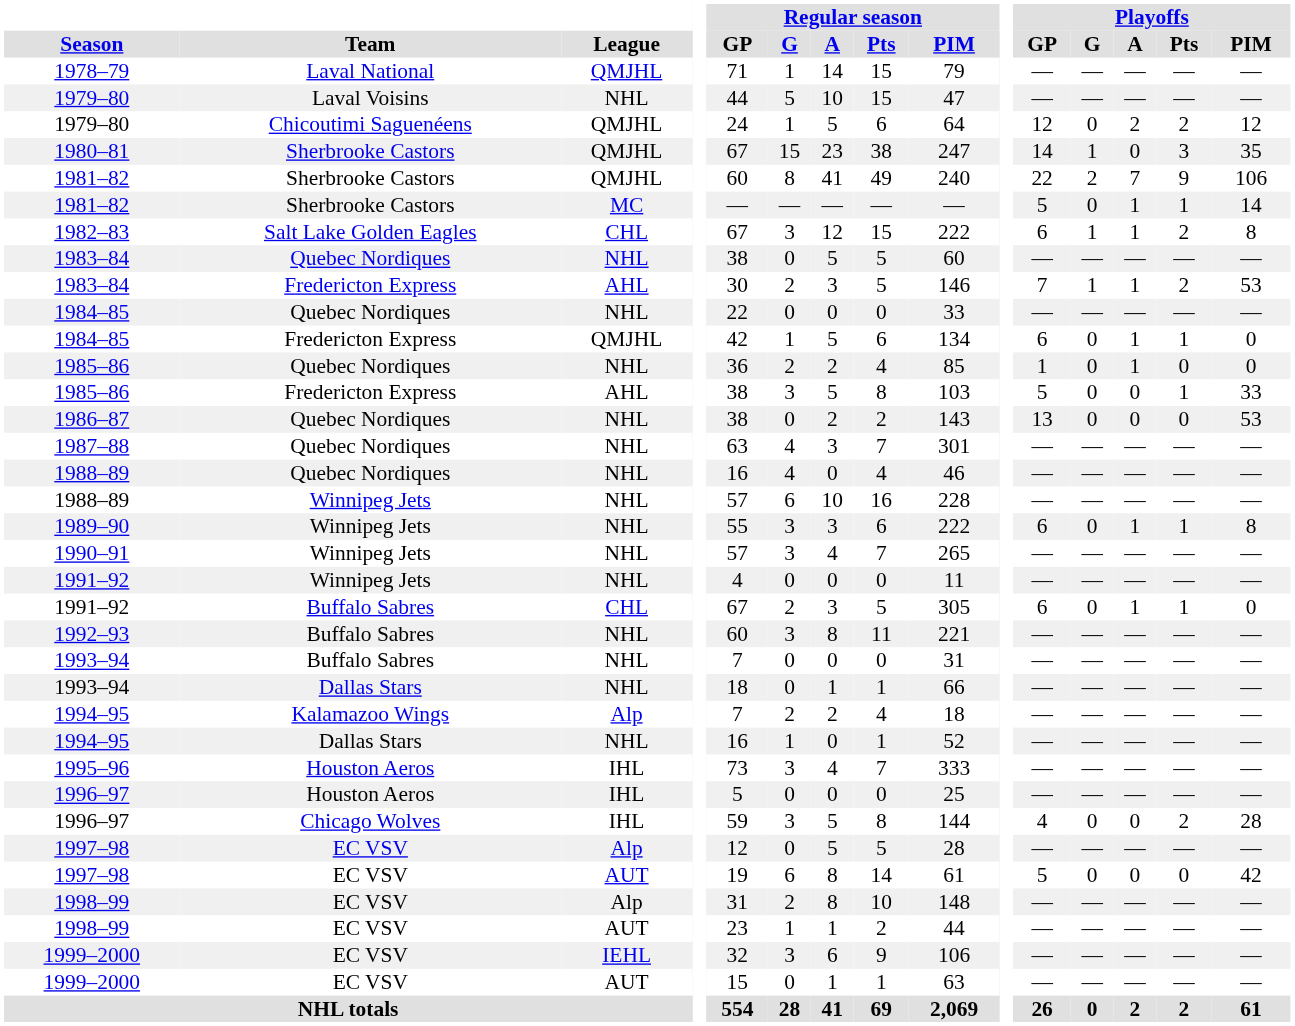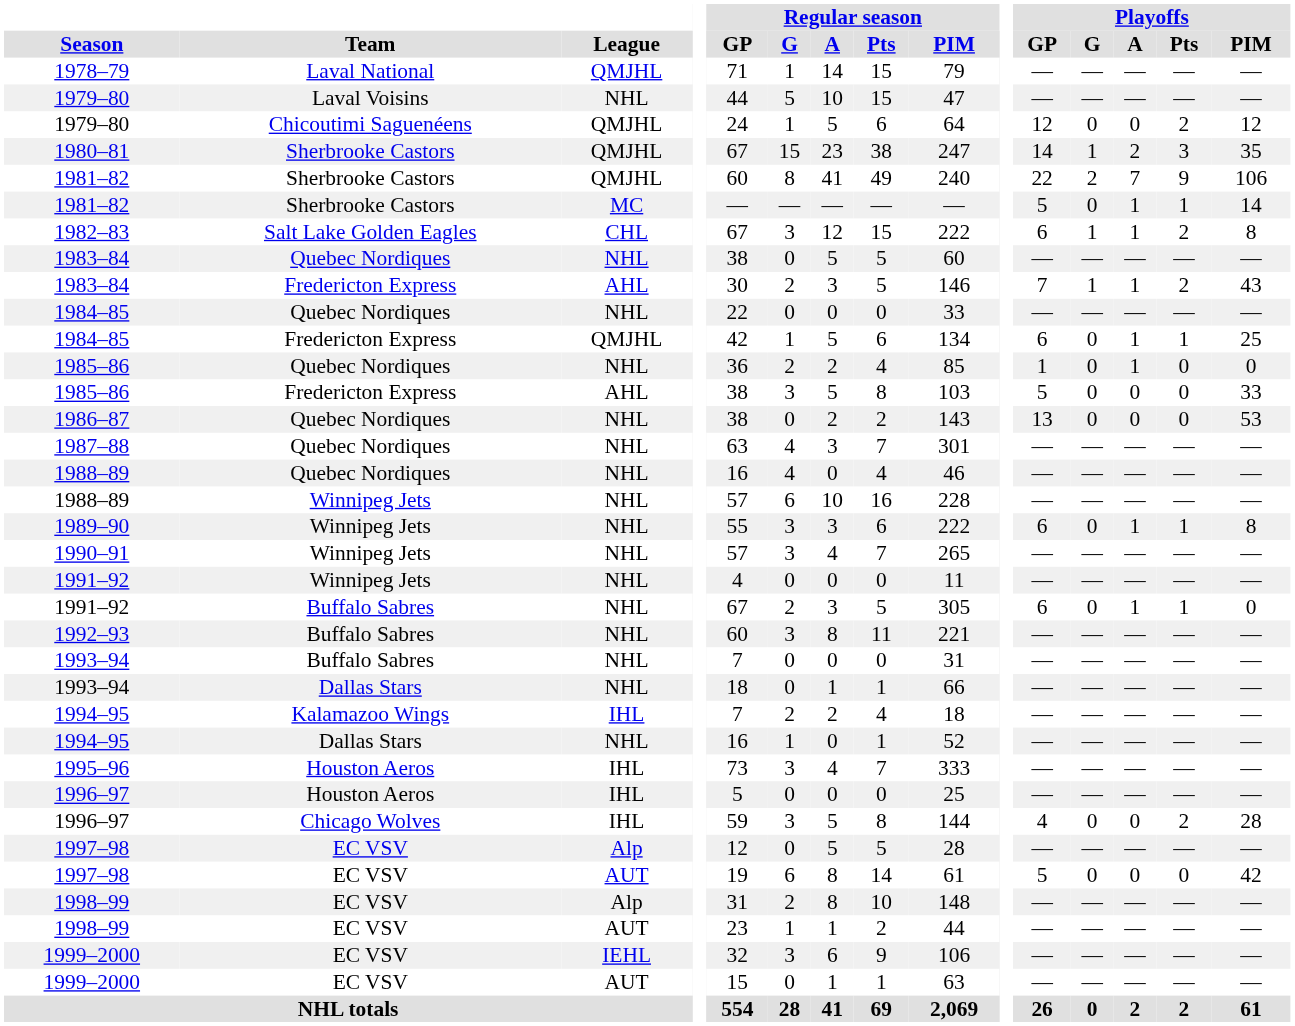(1135, 124) 2 -> (1135, 124) 0
(1135, 151) 0 -> (1135, 151) 2
(1251, 285) 53 -> (1251, 285) 43
(1251, 338) 0 -> (1251, 338) 25
(1184, 392) 1 -> (1184, 392) 0
(627, 606) CHL -> (627, 606) NHL
(627, 714) Alp -> (627, 714) IHL
